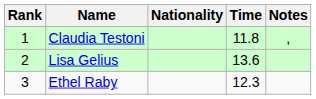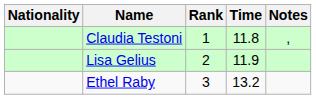columns swapped: (25, 15) <-> (187, 15)
(246, 60) 13.6 -> (246, 60) 11.9
(246, 82) 12.3 -> (246, 82) 13.2
